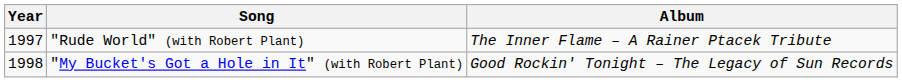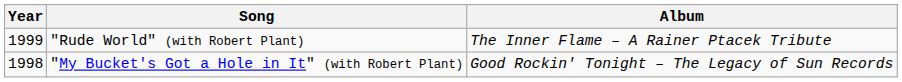(26, 40) 1997 -> (26, 40) 1999
